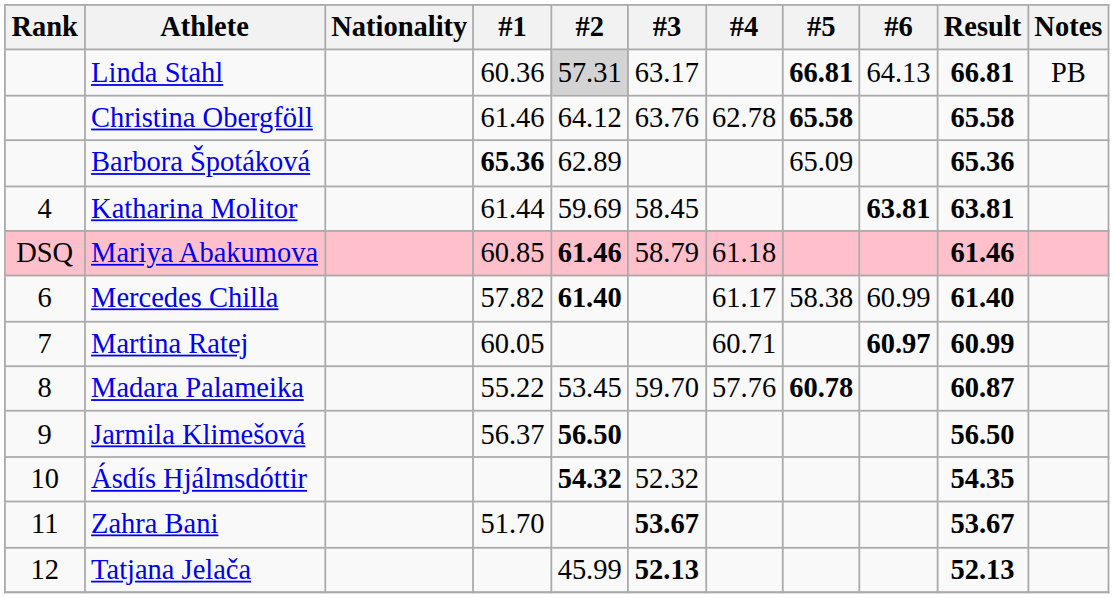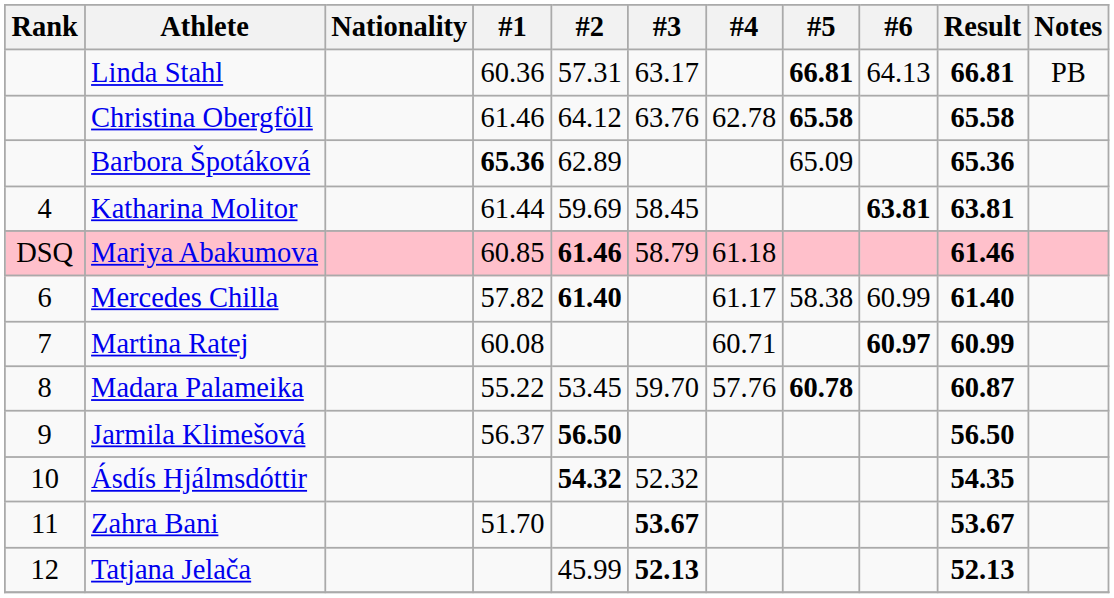(590, 72) lightgrey background -> (590, 72) no background
(512, 343) 60.05 -> (512, 343) 60.08
